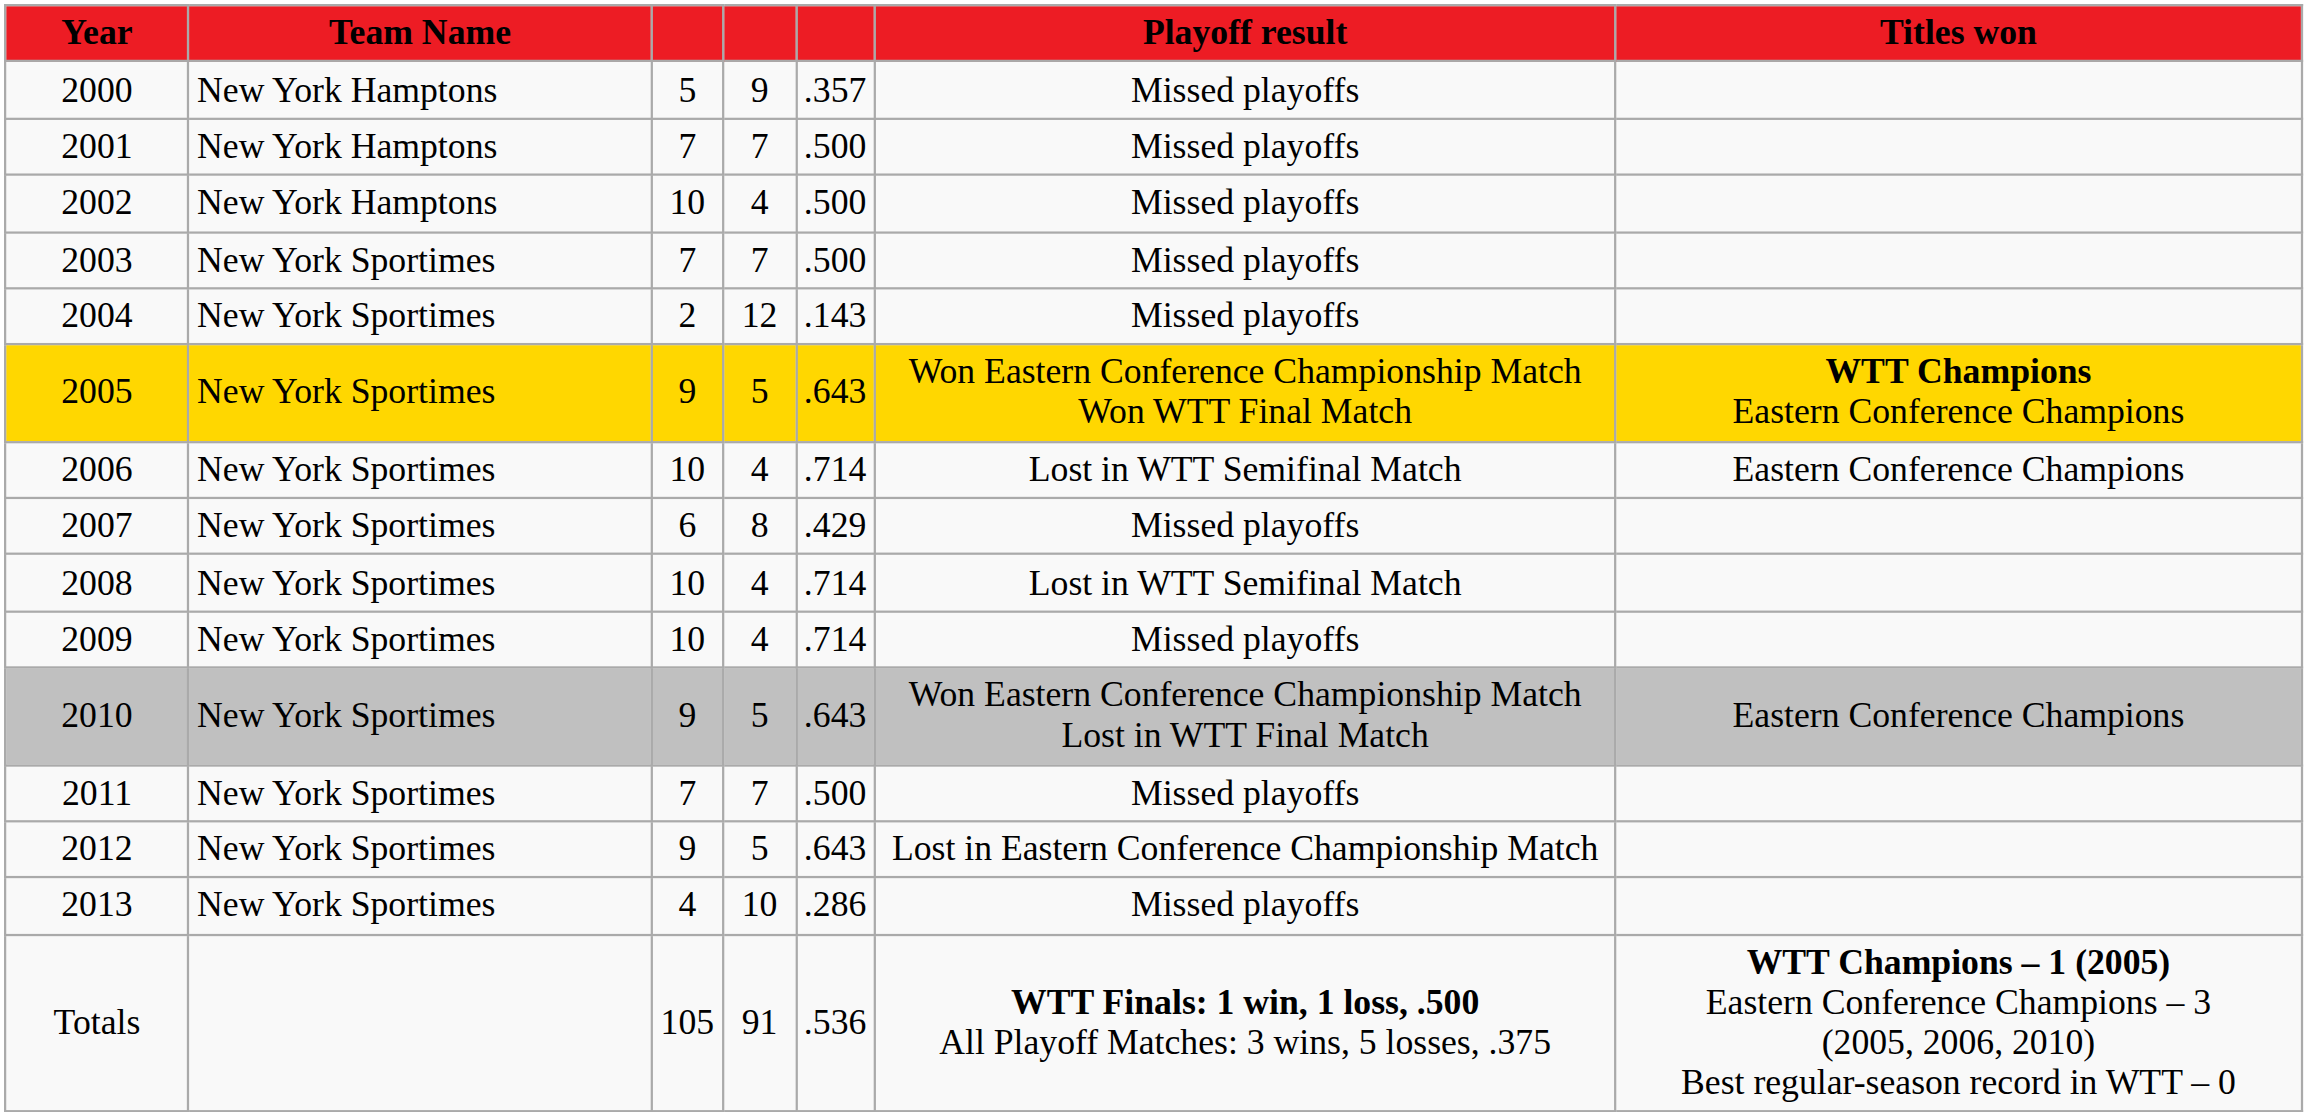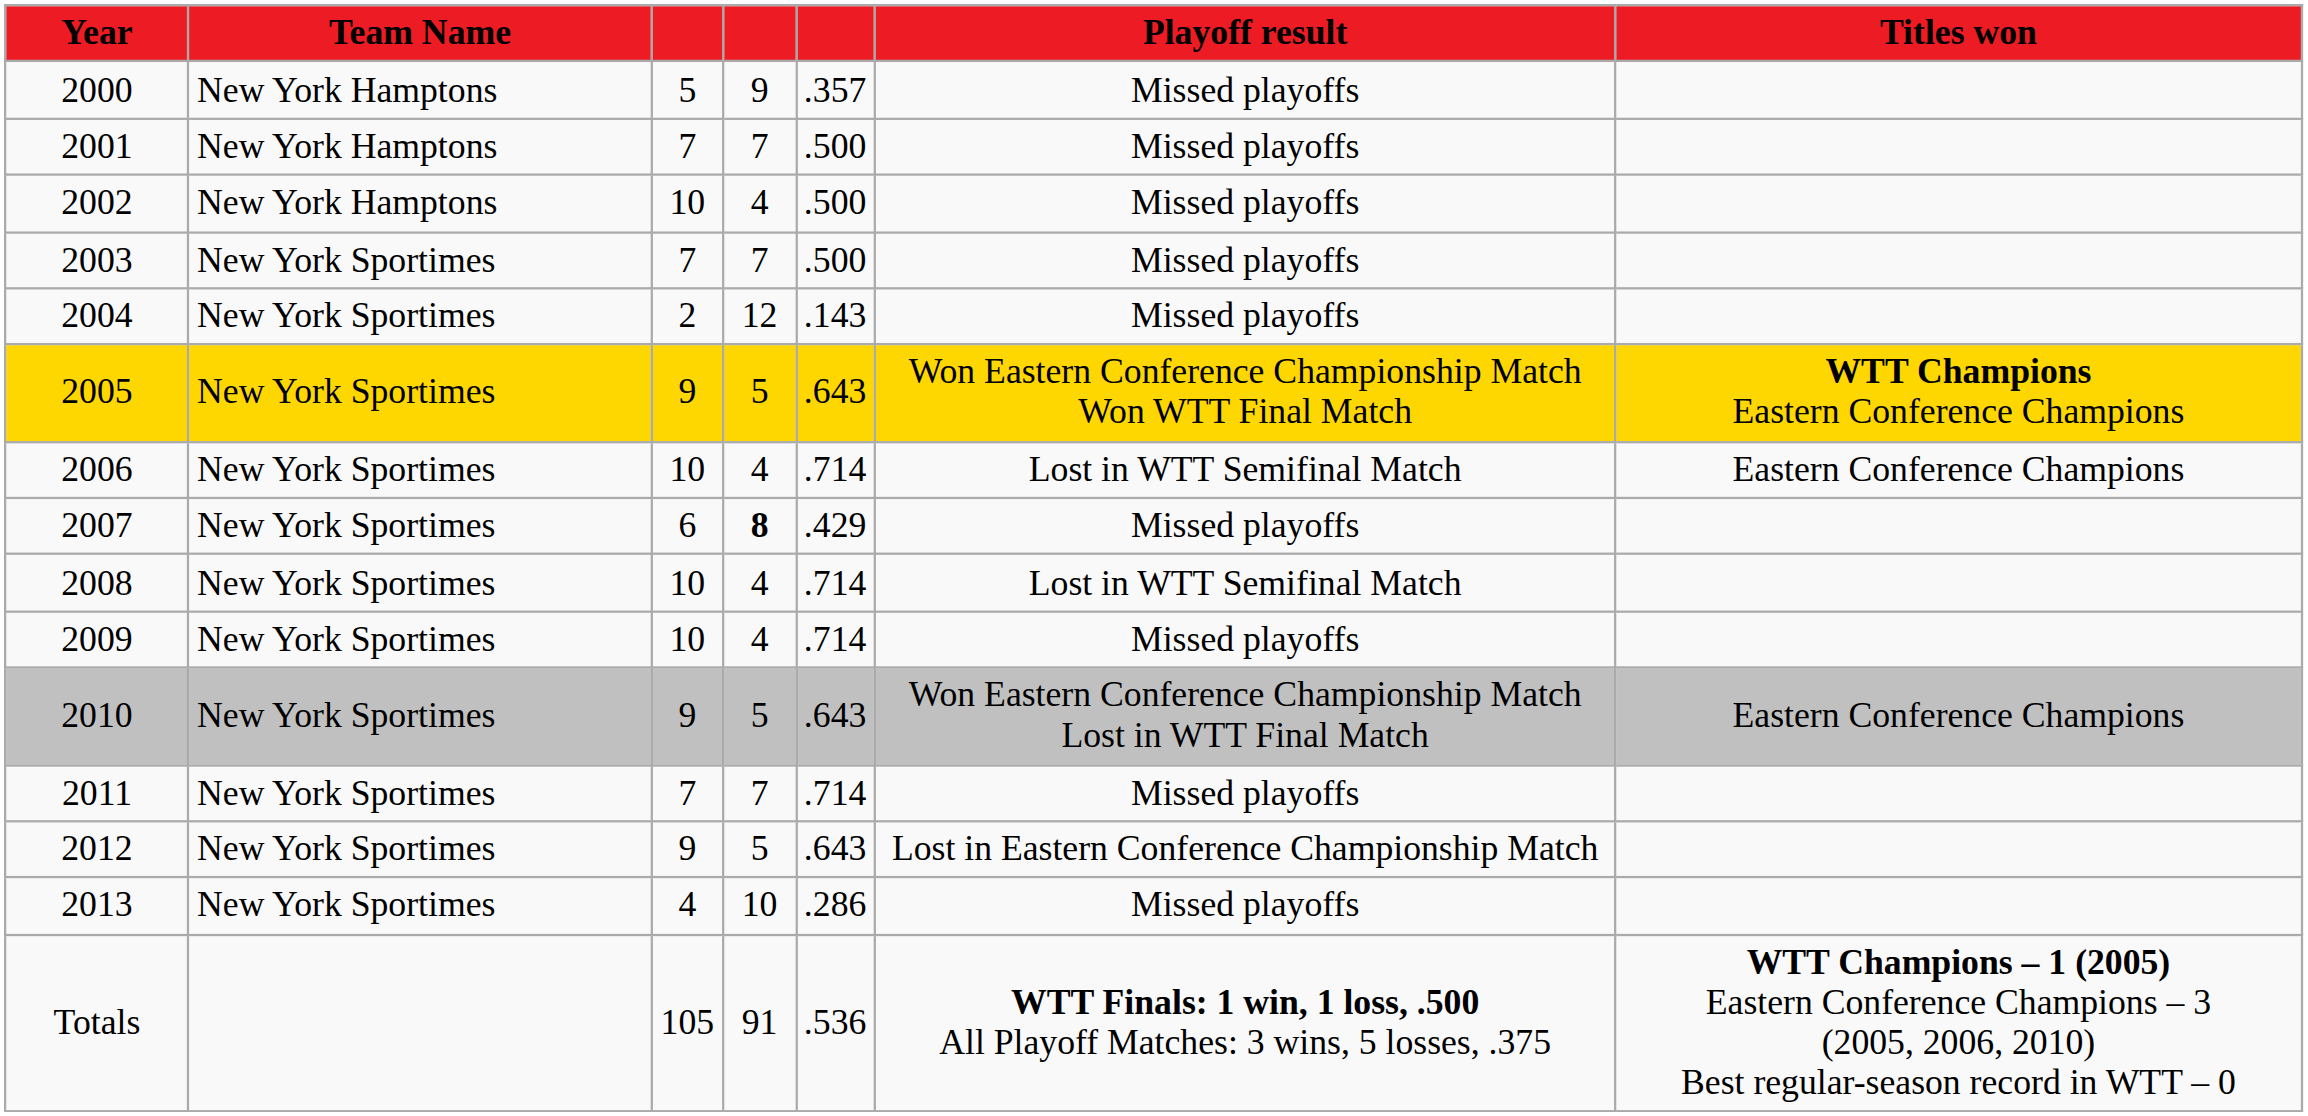(760, 525) normal -> (760, 525) bold
(835, 792) .500 -> (835, 792) .714
